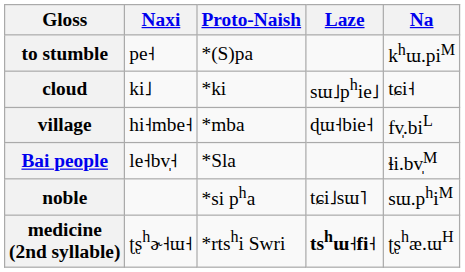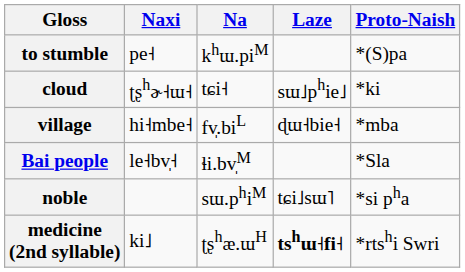columns swapped: (422, 19) <-> (251, 19)
(141, 89) ki˩ -> (161, 89) ʈʂhɚ˧ɯ˧
(161, 241) ʈʂhɚ˧ɯ˧ -> (141, 241) ki˩
